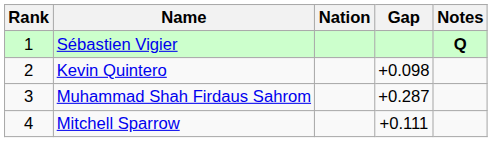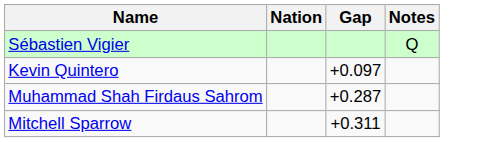- column: (29, 17)
(460, 44) bold -> (412, 44) normal
(404, 70) +0.098 -> (355, 70) +0.097
(404, 123) +0.111 -> (355, 123) +0.311
